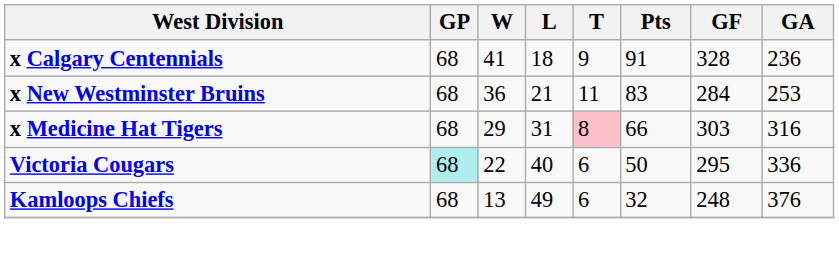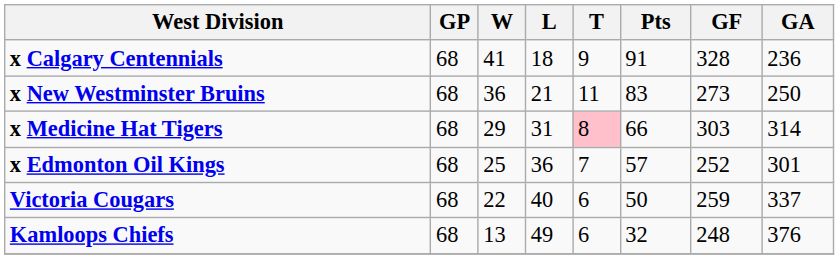(713, 93) 284 -> (713, 93) 273
(784, 93) 253 -> (784, 93) 250
(784, 128) 316 -> (784, 128) 314
+ row: (117, 164)
(447, 164) paleturquoise background -> (447, 199) no background
(713, 164) 295 -> (713, 199) 259
(784, 164) 336 -> (784, 199) 337
